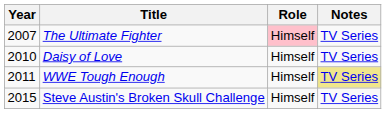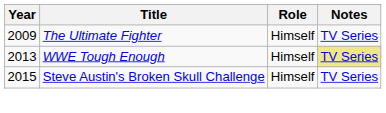(22, 35) 2007 -> (22, 35) 2009
(293, 35) pink background -> (293, 35) no background
- row: (82, 56)
(22, 77) 2011 -> (22, 56) 2013
